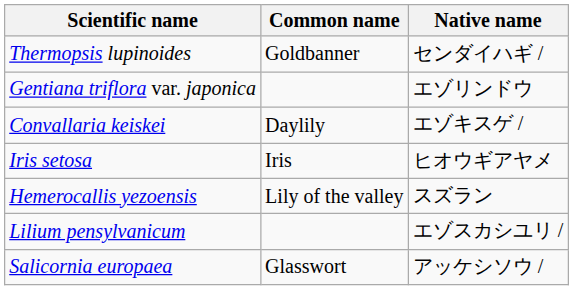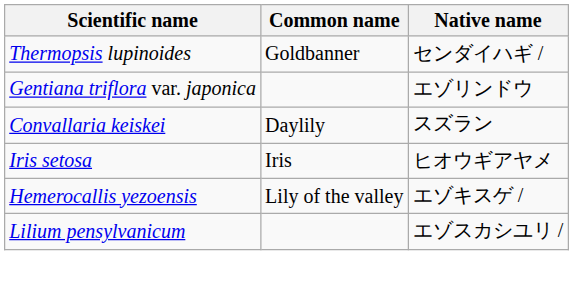(468, 124) エゾキスゲ / -> (453, 124) スズラン
(453, 195) スズラン -> (468, 195) エゾキスゲ /
- row: (91, 266)
